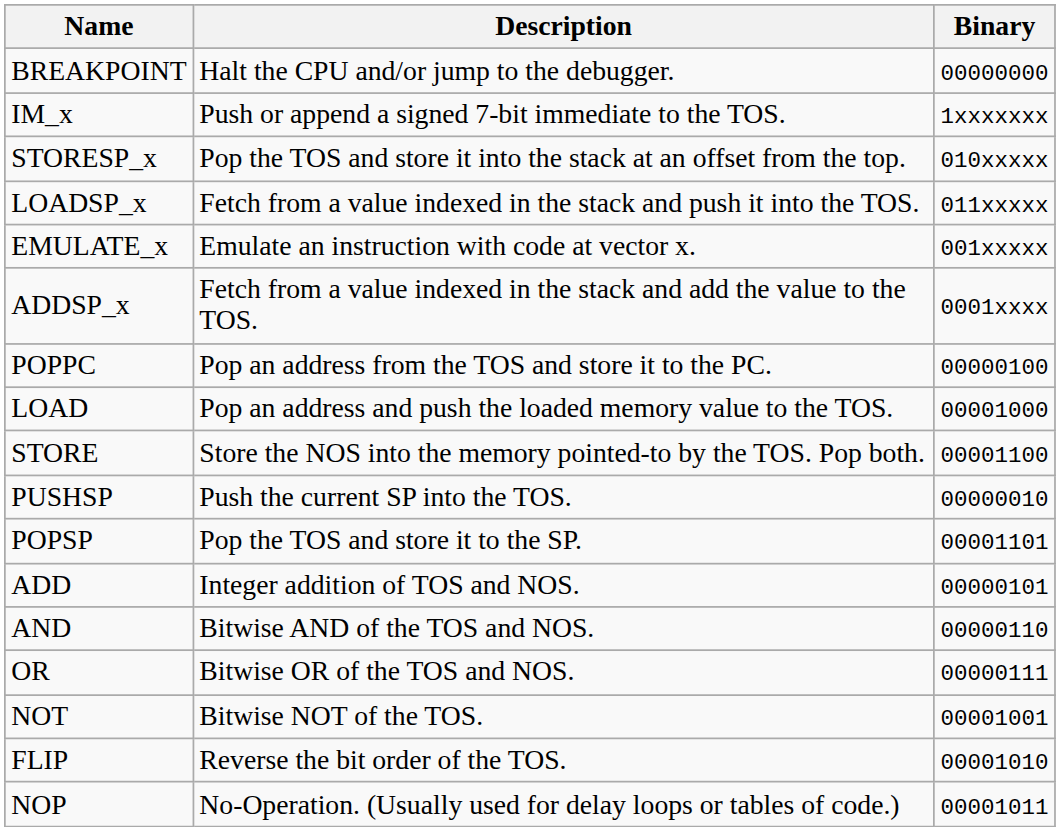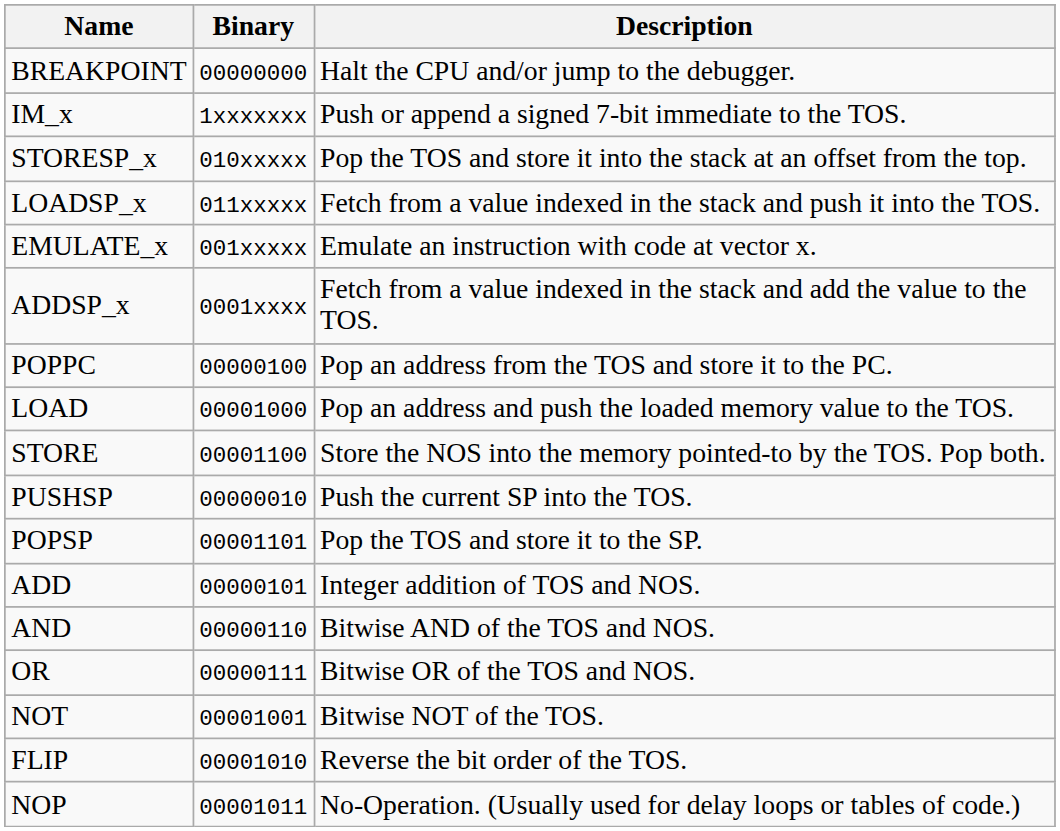columns swapped: (995, 26) <-> (564, 26)
